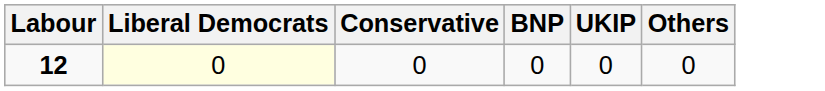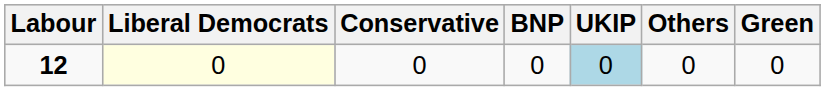+ column: (777, 24)
(606, 64) no background -> (606, 64) lightblue background
